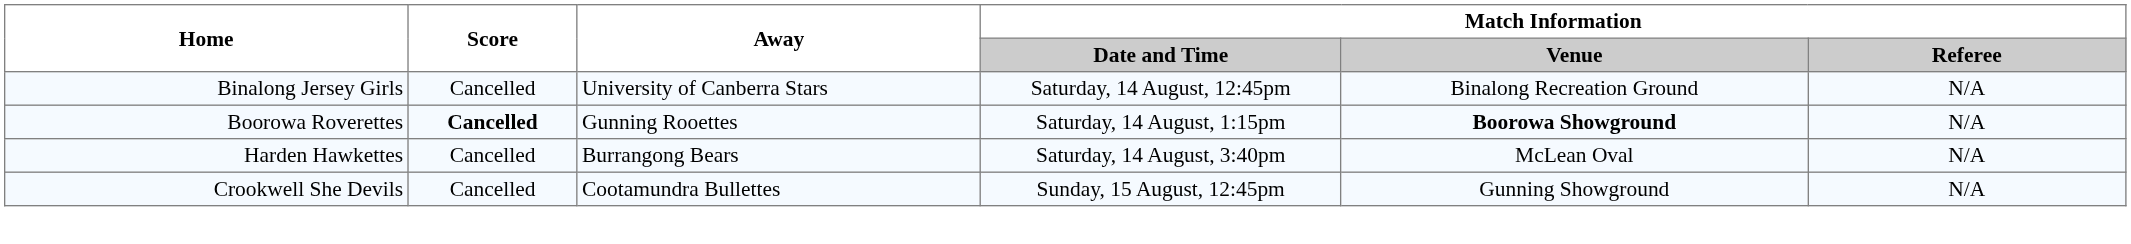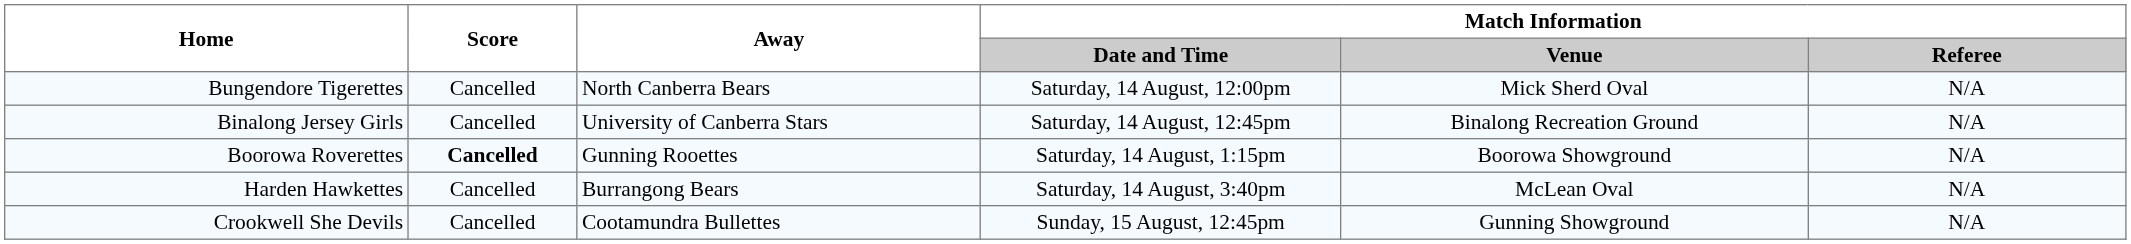+ row: (306, 88)
(1574, 121) bold -> (1574, 155) normal
